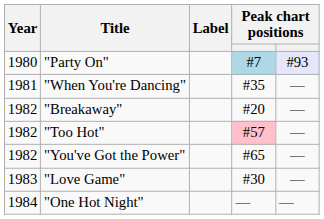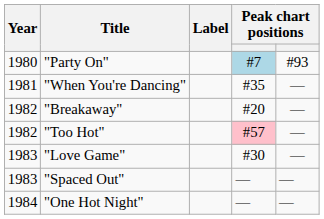(297, 62) lavender background -> (297, 62) no background
- row: (115, 156)
+ row: (84, 179)
